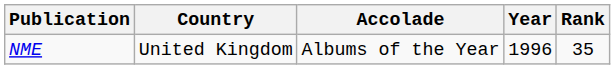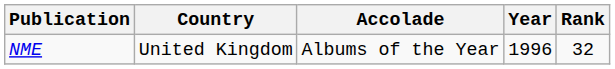(583, 50) 35 -> (583, 50) 32
